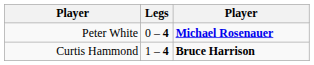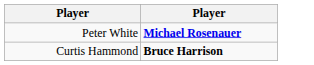- column: (157, 13)
